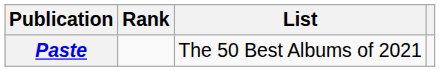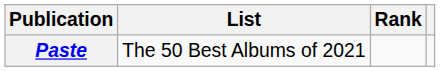columns swapped: (300, 19) <-> (146, 19)
